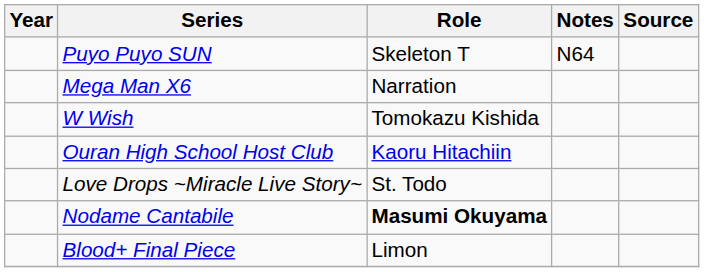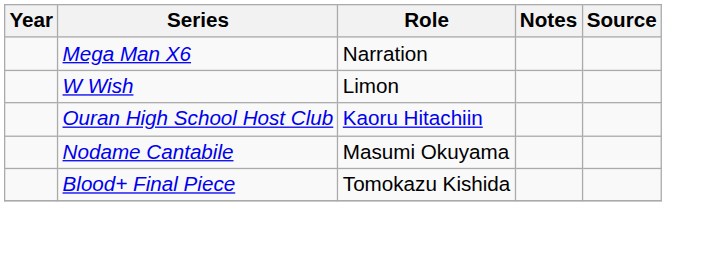- row: (137, 53)
(455, 119) Tomokazu Kishida -> (371, 86) Limon
- row: (212, 184)
(459, 217) bold -> (426, 151) normal
(400, 250) Limon -> (427, 184) Tomokazu Kishida
